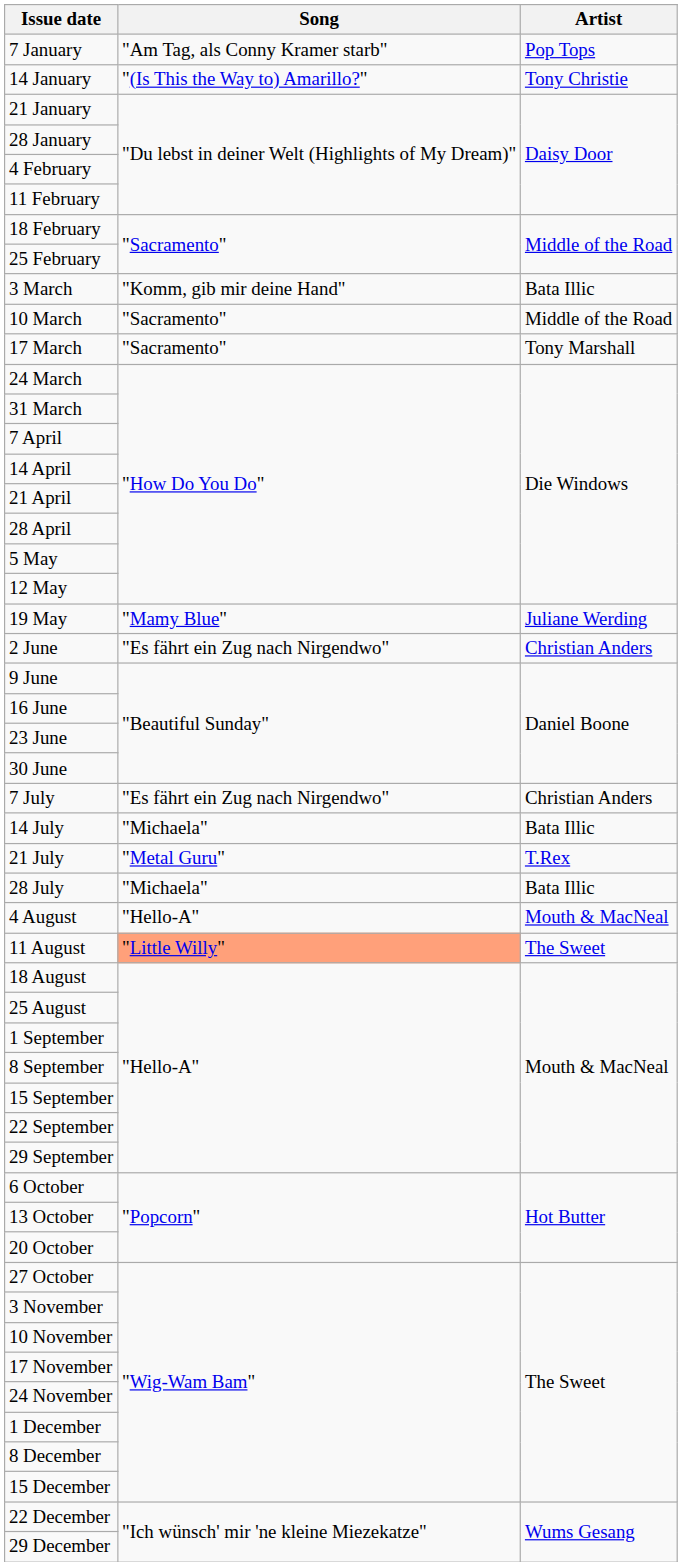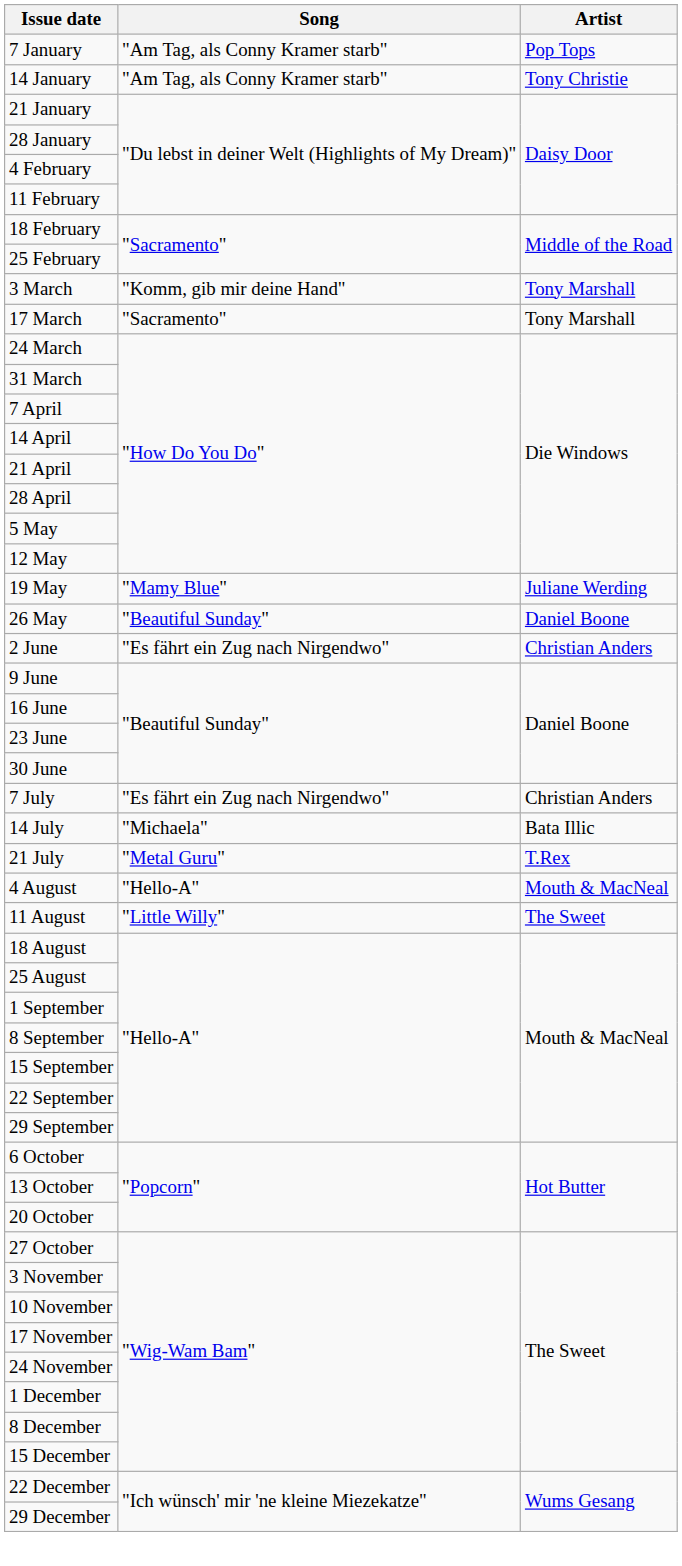(245, 79) "(Is This the Way to) Amarillo?" -> (255, 79) "Am Tag, als Conny Kramer starb"
(560, 288) Bata Illic -> (580, 288) Tony Marshall
- row: (45, 318)
+ row: (38, 618)
- row: (36, 887)
(173, 947) lightsalmon background -> (173, 917) no background
